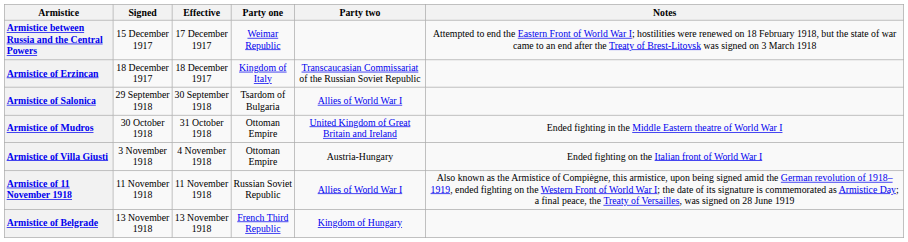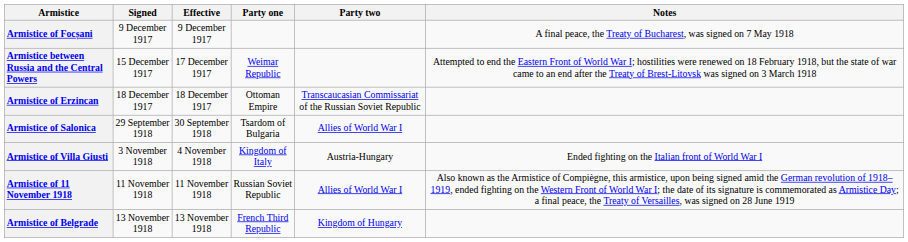+ row: (50, 34)
(263, 73) Kingdom of Italy -> (263, 100) Ottoman Empire
- row: (50, 128)
(263, 156) Ottoman Empire -> (263, 156) Kingdom of Italy
